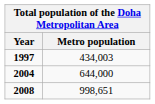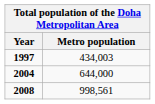(96, 90) 998,651 -> (96, 90) 998,561
